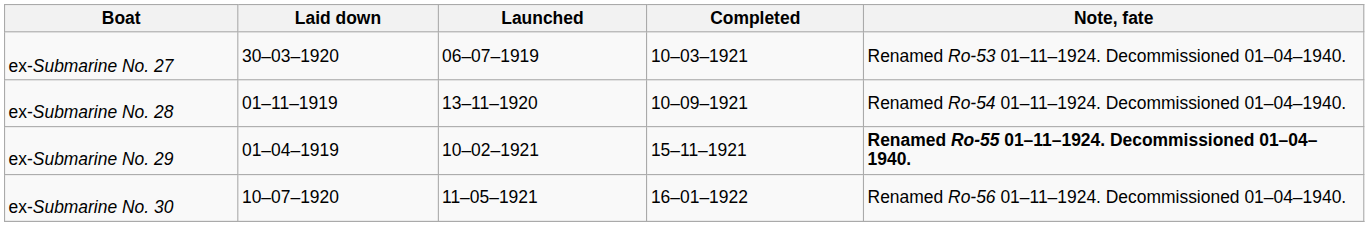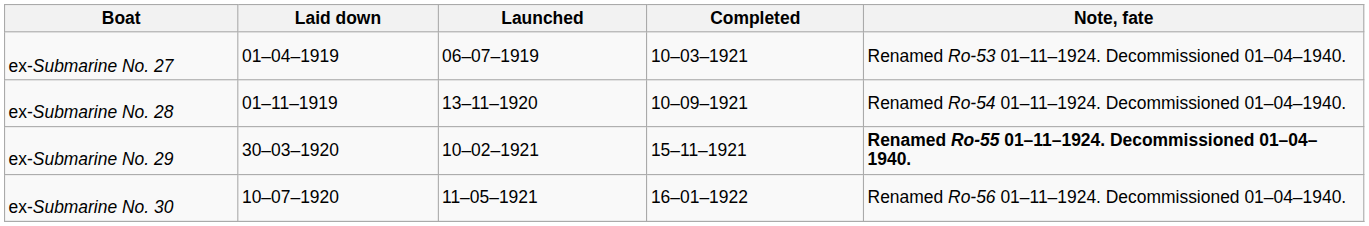(290, 55) 30–03–1920 -> (290, 55) 01–04–1919
(290, 150) 01–04–1919 -> (290, 150) 30–03–1920
